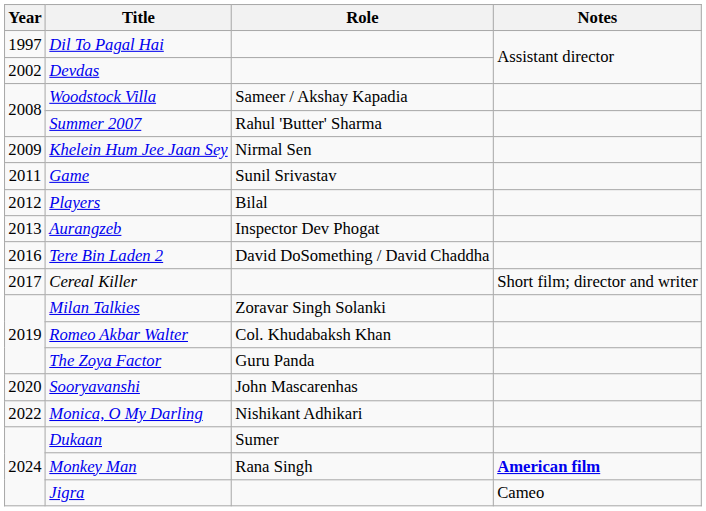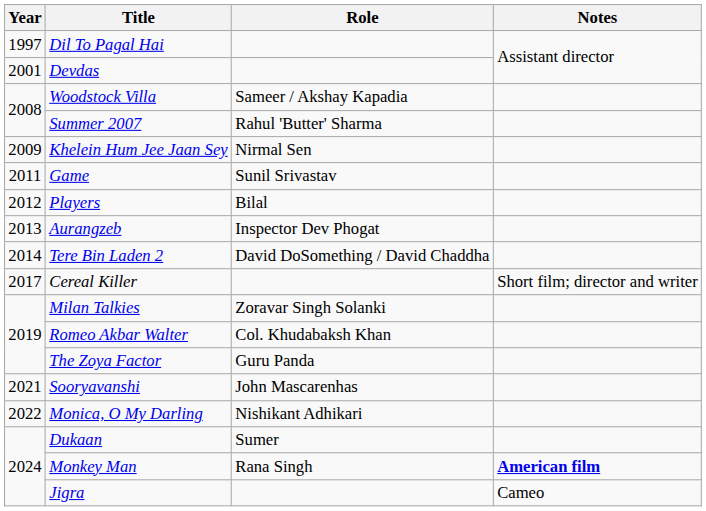(25, 70) 2002 -> (25, 70) 2001
(25, 255) 2016 -> (25, 255) 2014
(25, 387) 2020 -> (25, 387) 2021
